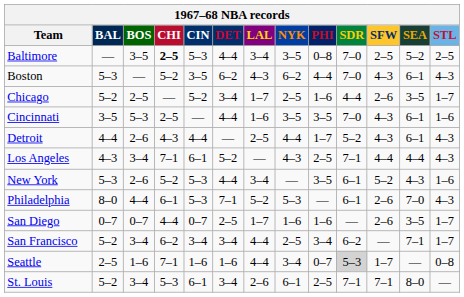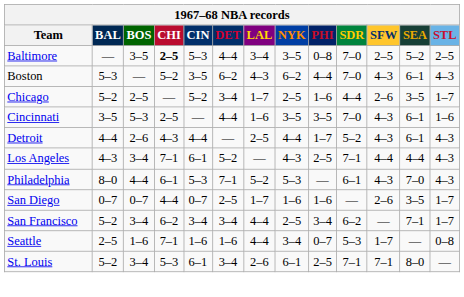- row: (33, 179)
(384, 199) 2–6 -> (384, 179) 4–3
(352, 261) lightgrey background -> (352, 241) no background
